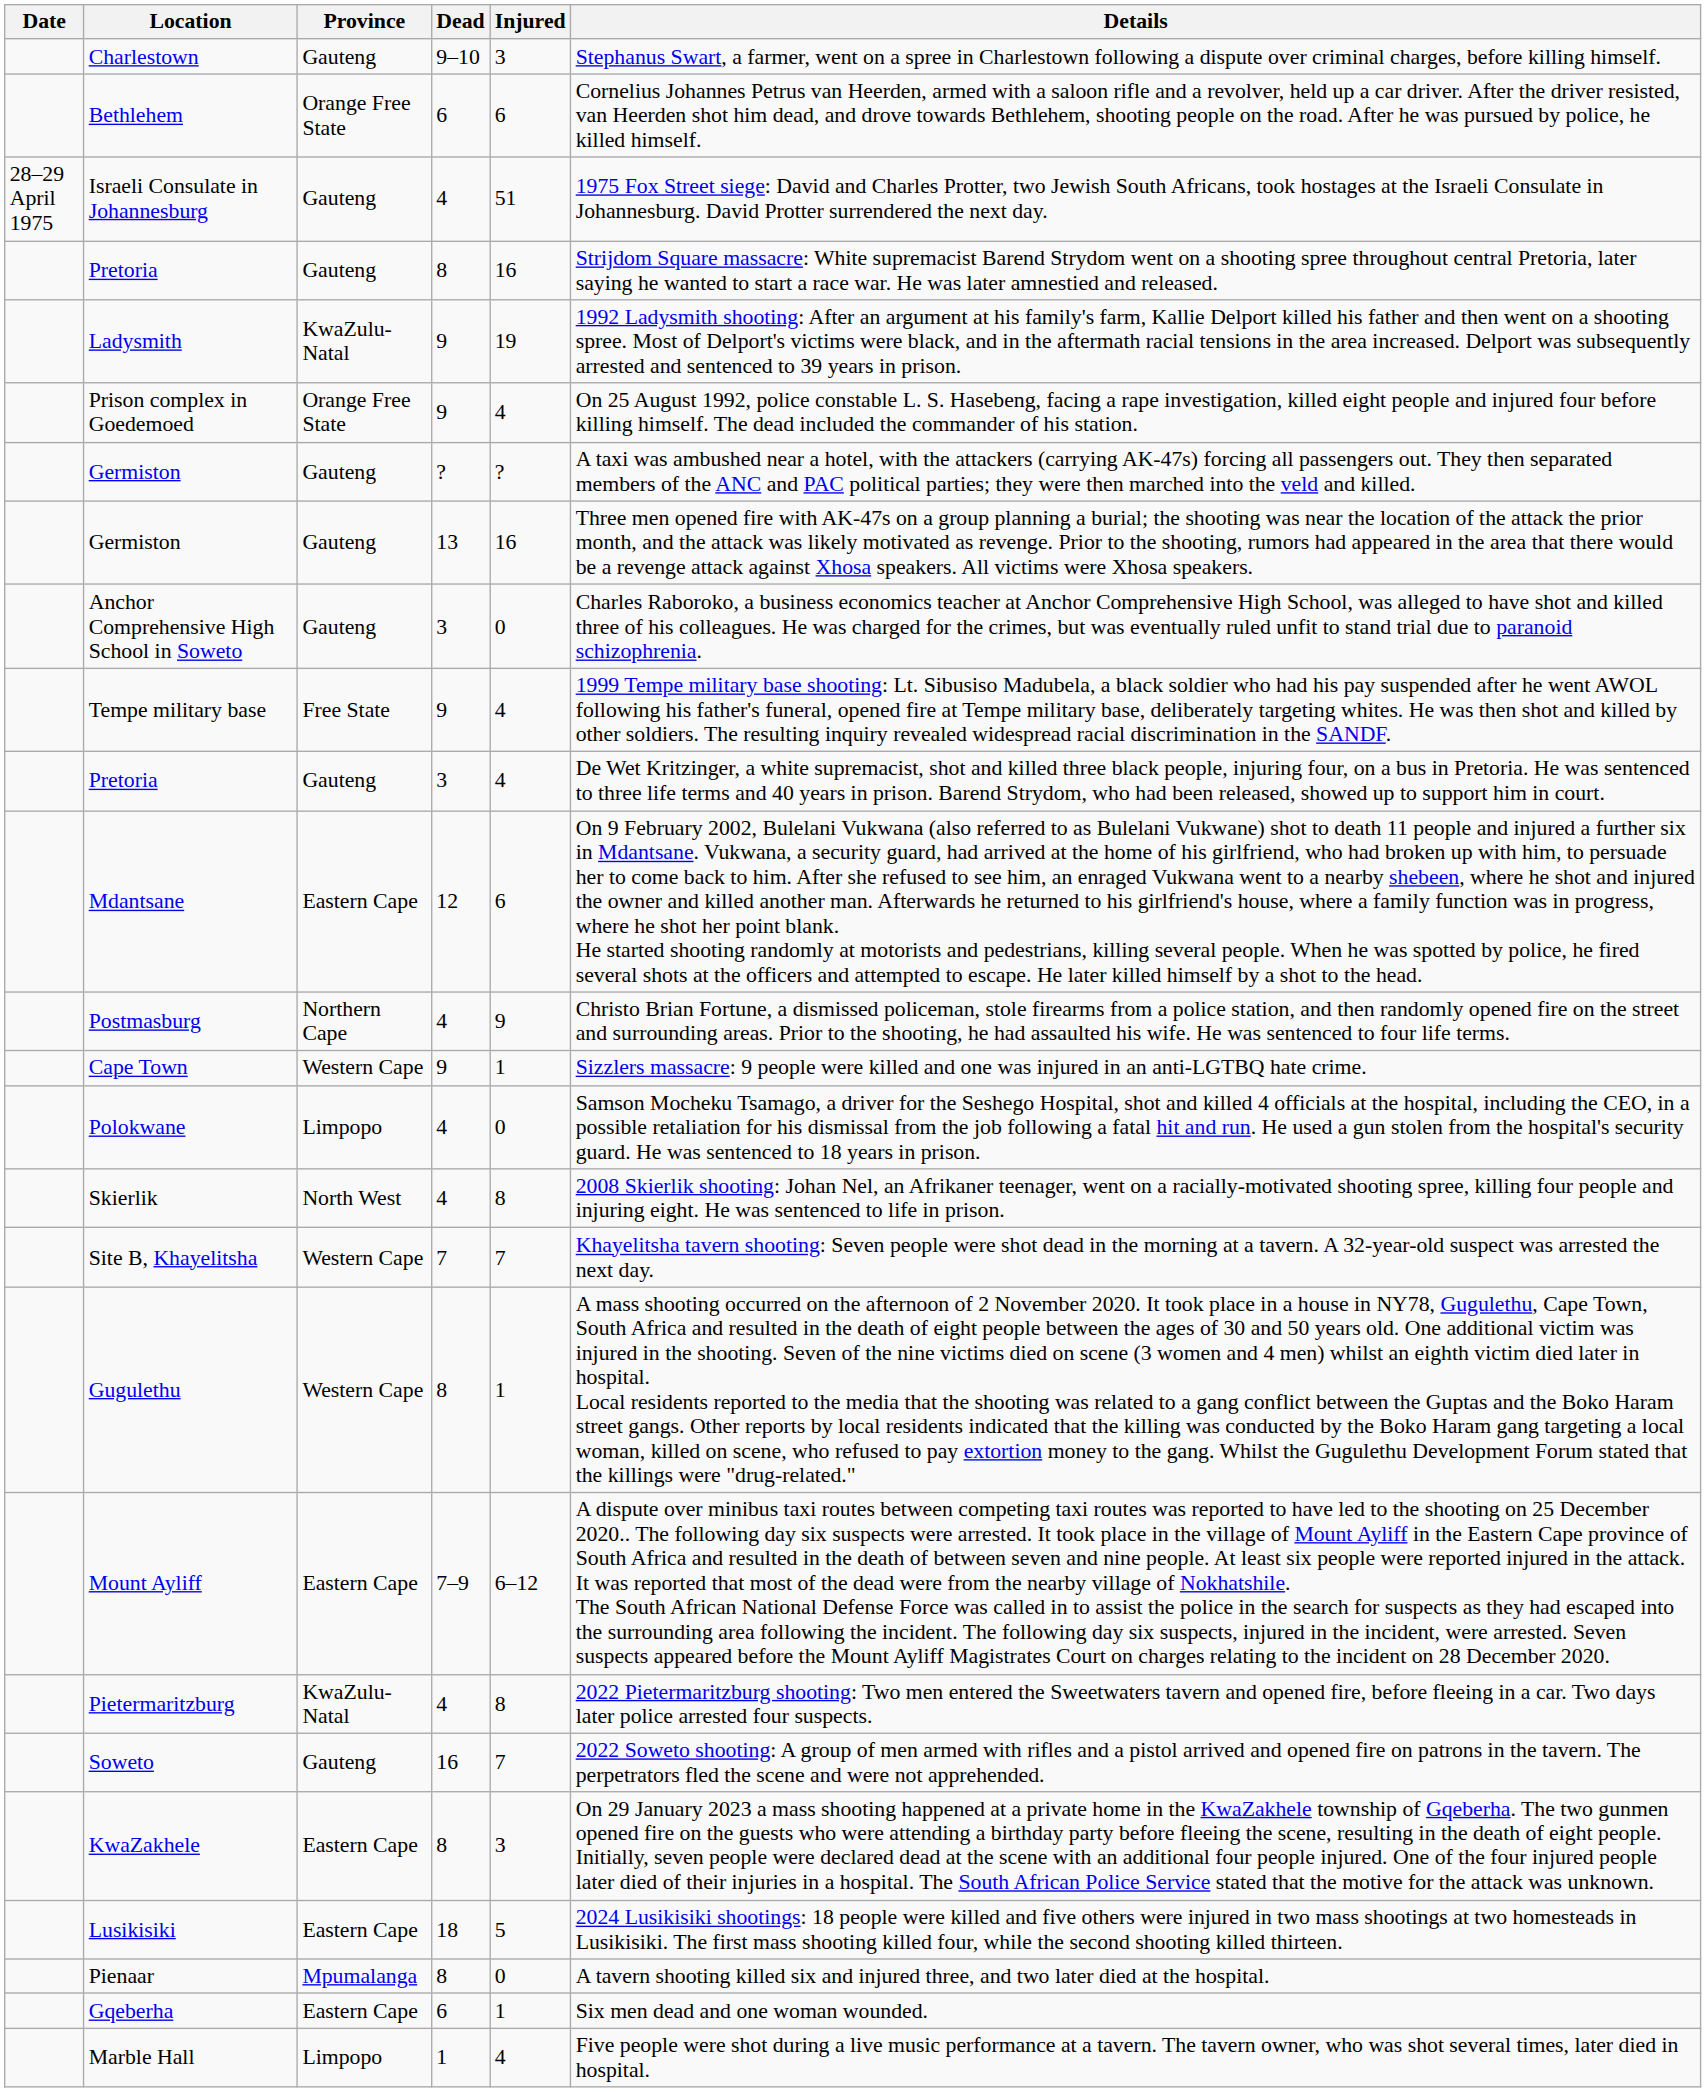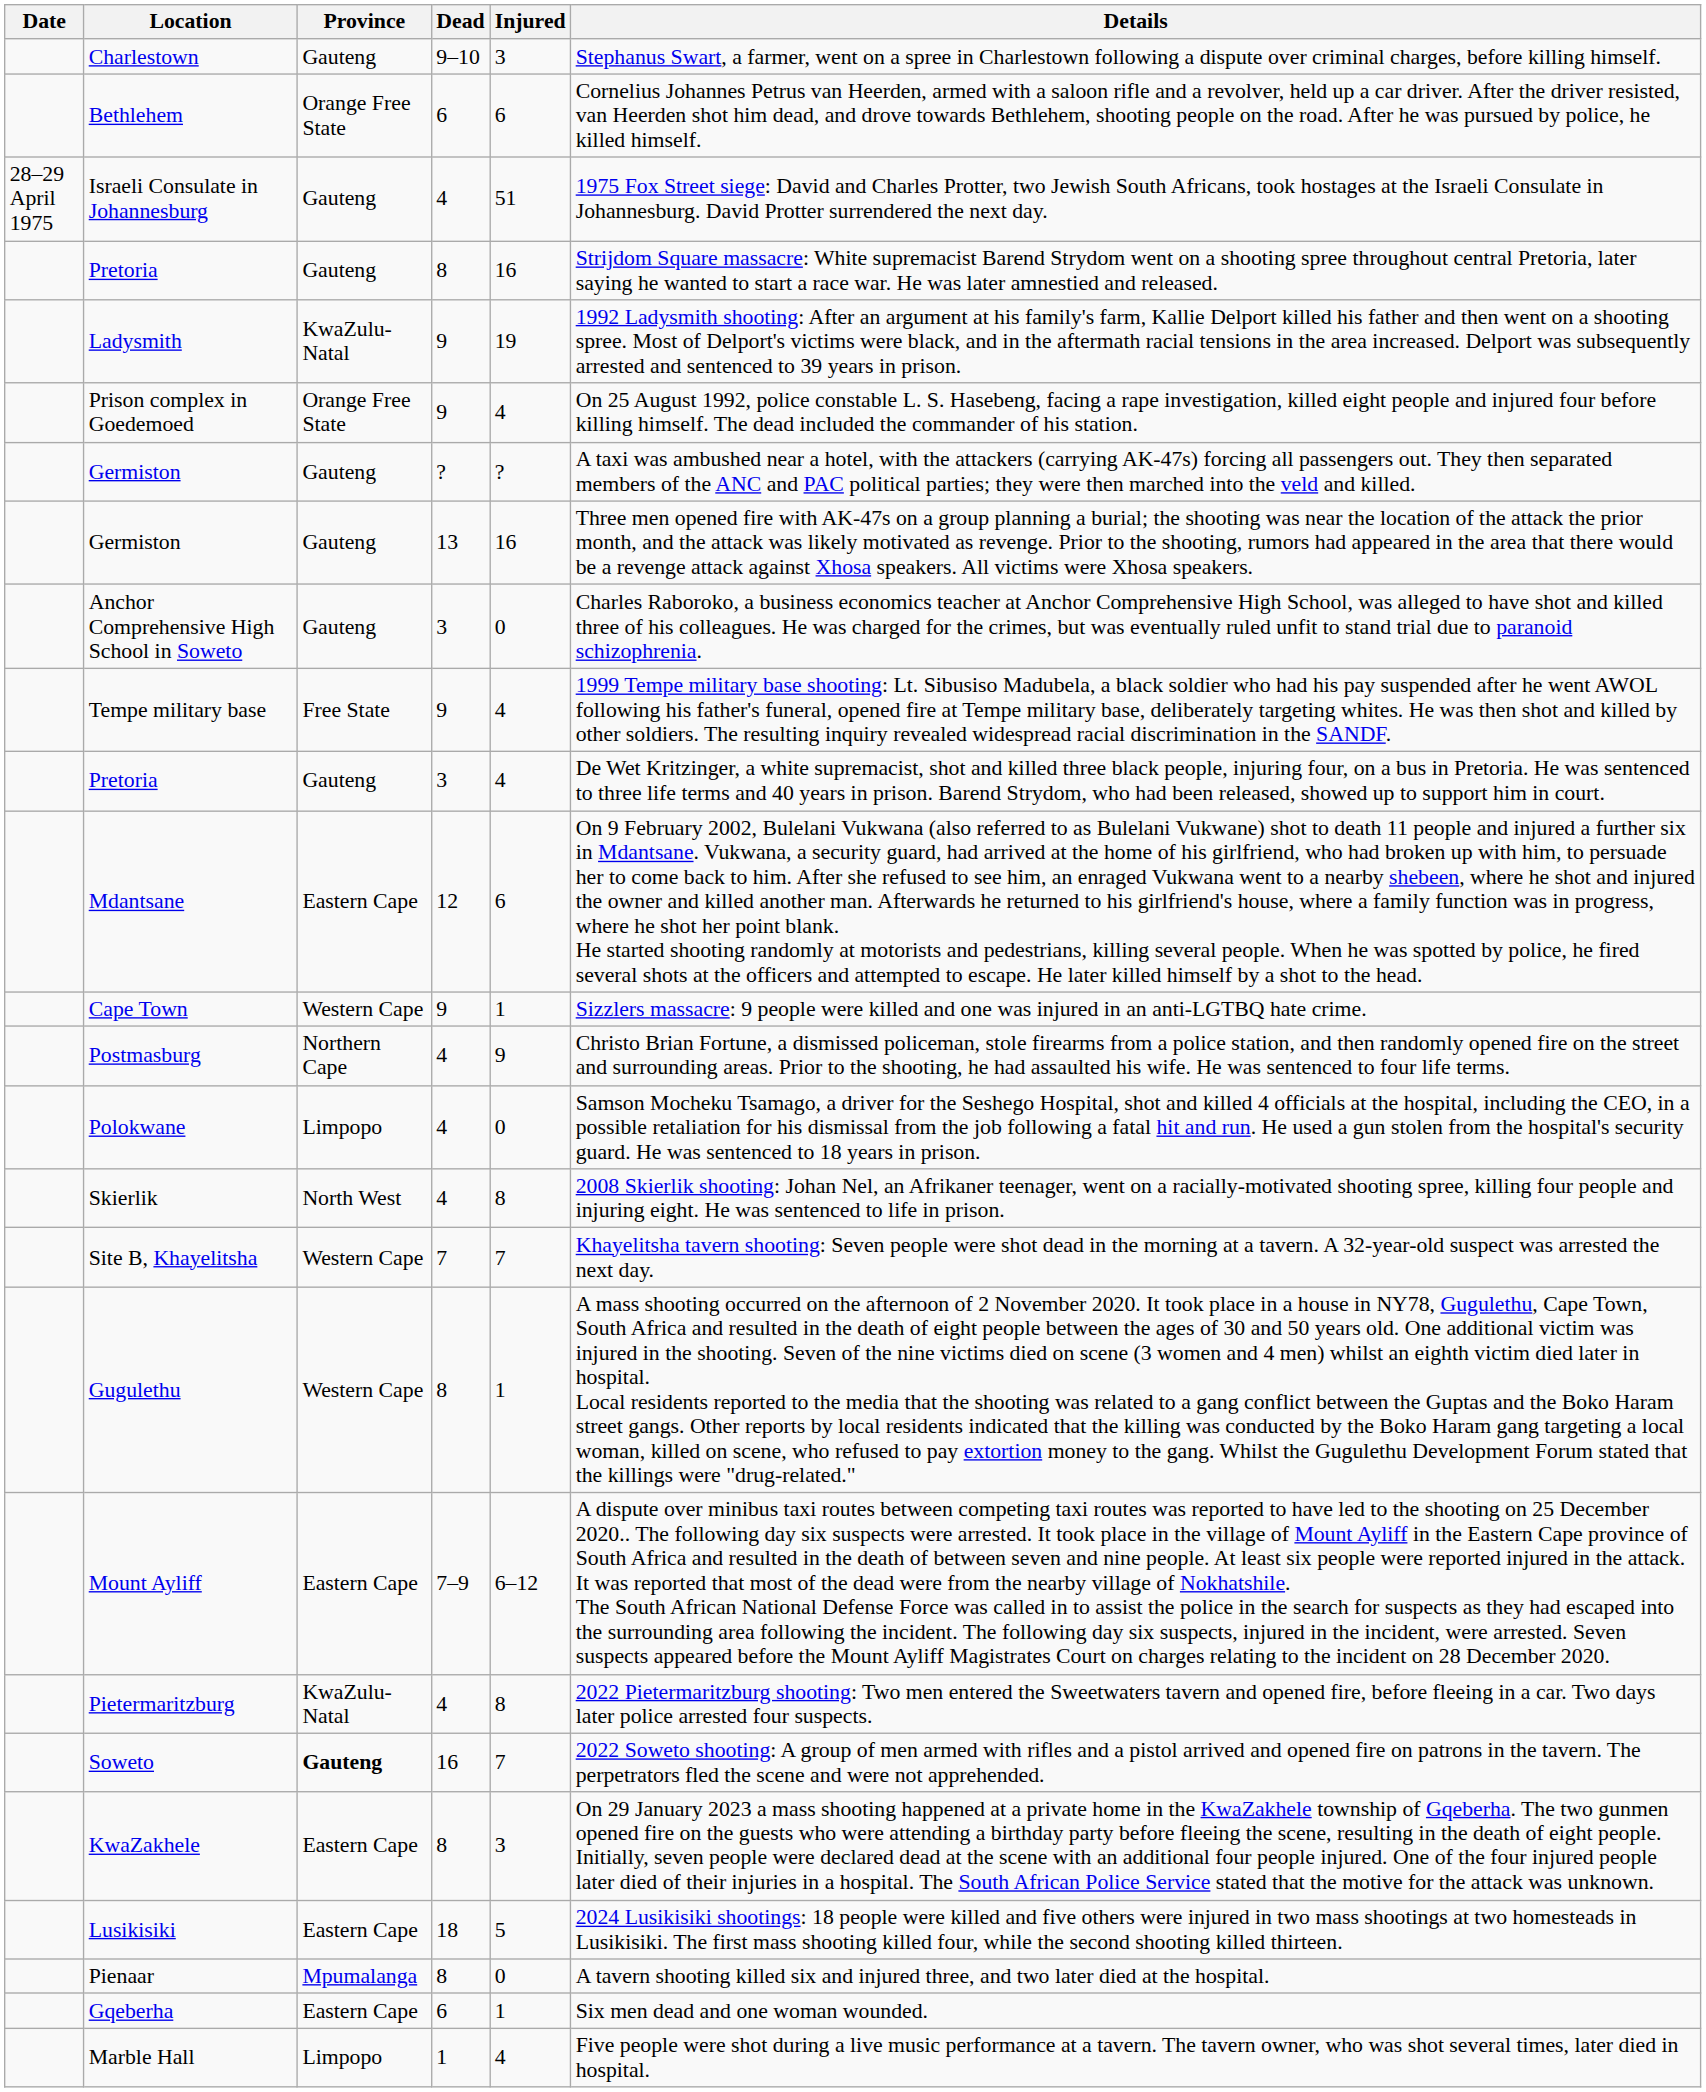rows swapped: (145, 1021) <-> (138, 1067)
(339, 1762) normal -> (342, 1762) bold
